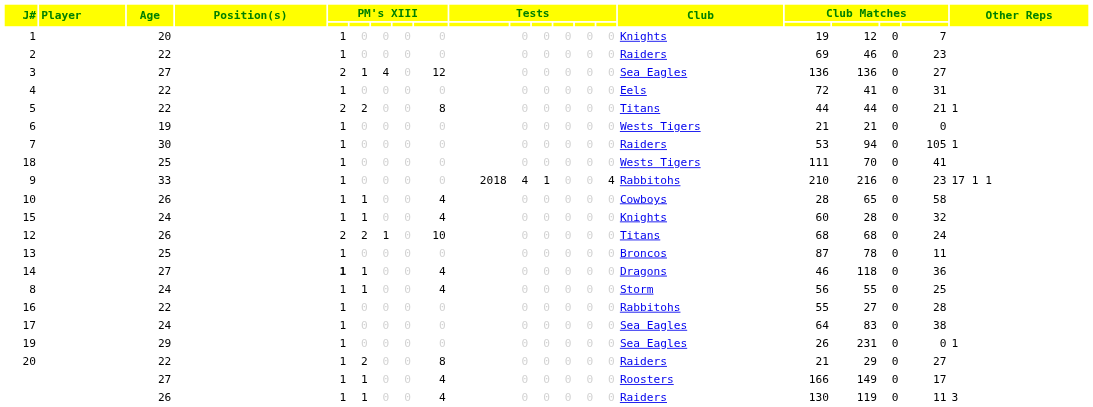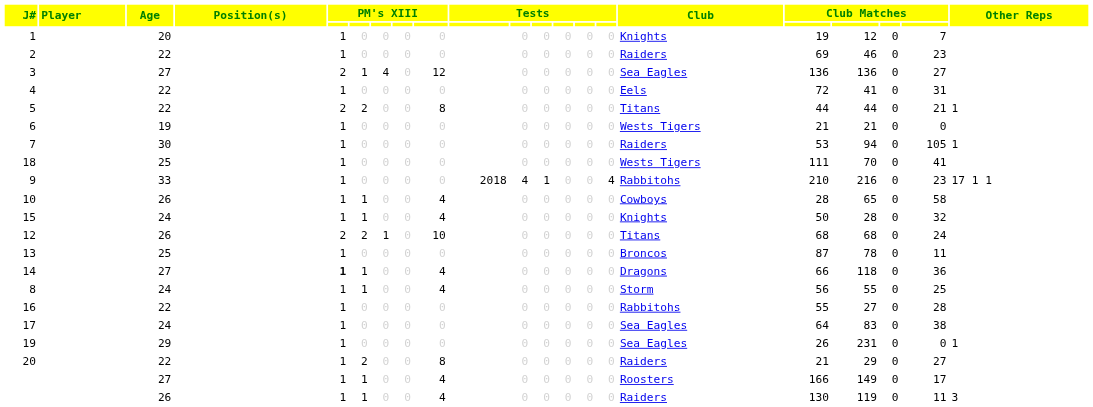(822, 217) 60 -> (822, 217) 50
(822, 271) 46 -> (822, 271) 66
